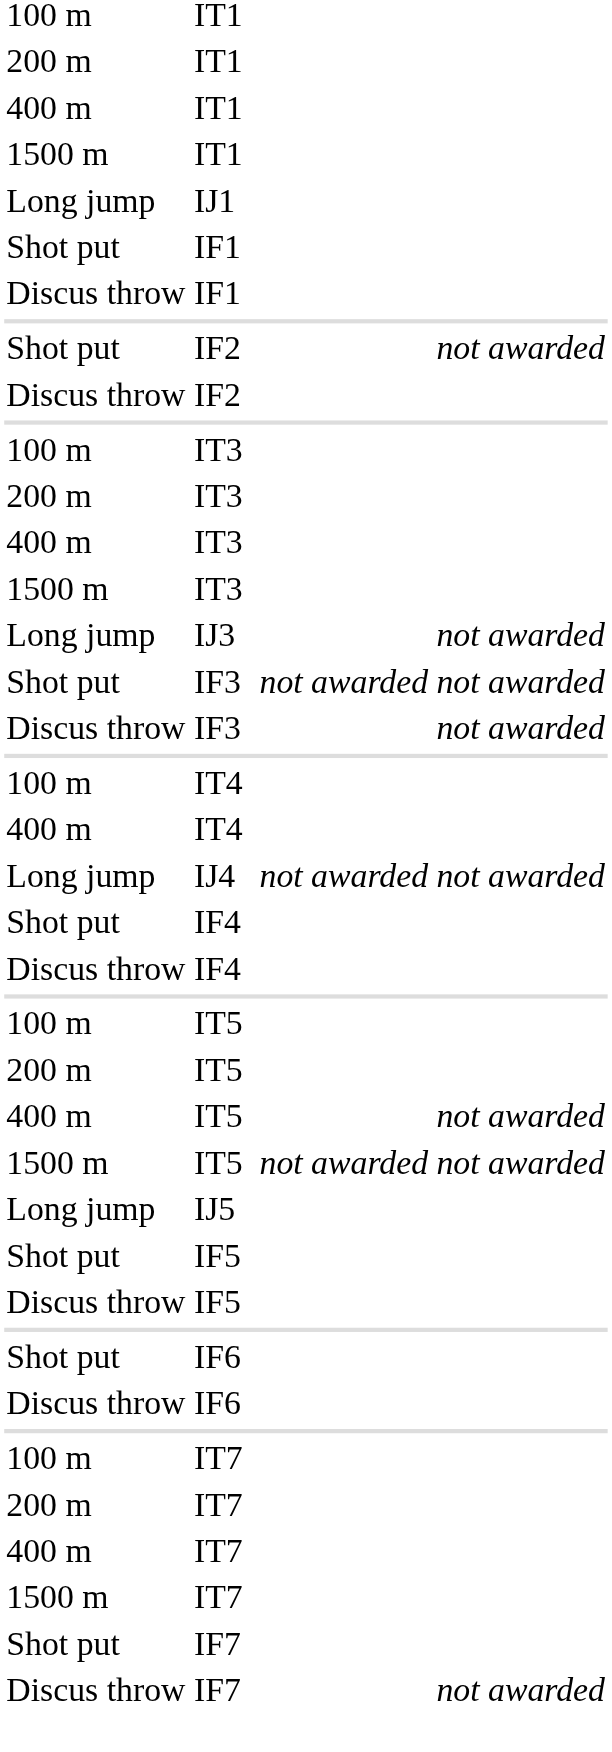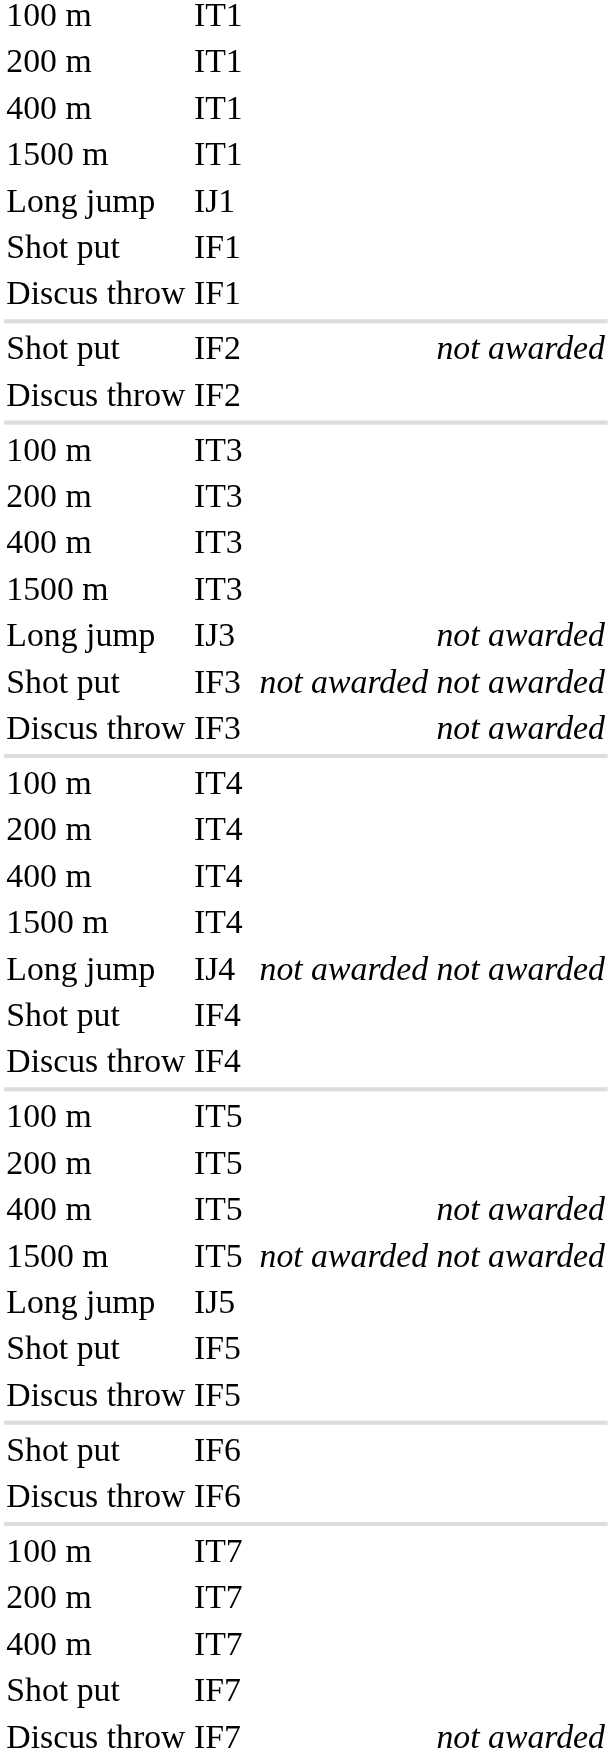+ row: (49, 829)
+ row: (57, 922)
- row: (57, 1597)
